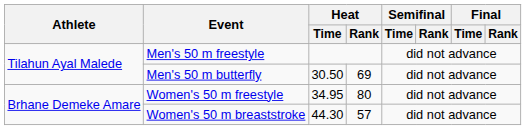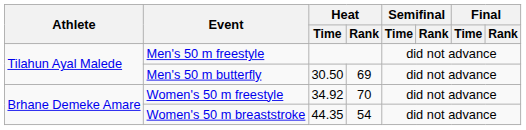(327, 95) 34.95 -> (327, 95) 34.92
(364, 95) 80 -> (364, 95) 70
(327, 115) 44.30 -> (327, 115) 44.35
(364, 115) 57 -> (364, 115) 54
